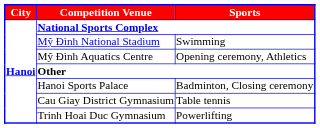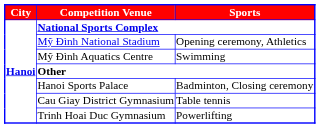(201, 41) Swimming -> (241, 41) Opening ceremony, Athletics
(241, 56) Opening ceremony, Athletics -> (201, 56) Swimming
